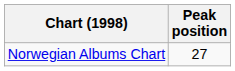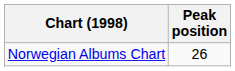(199, 54) 27 -> (199, 54) 26
